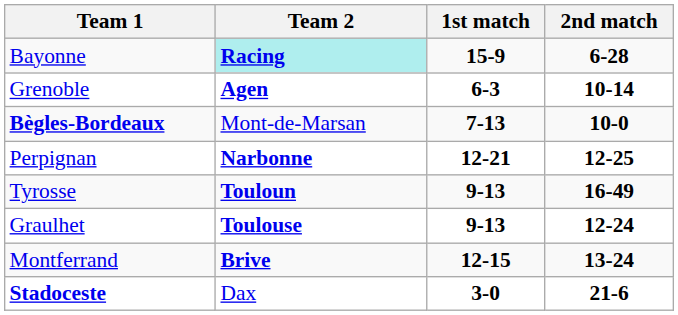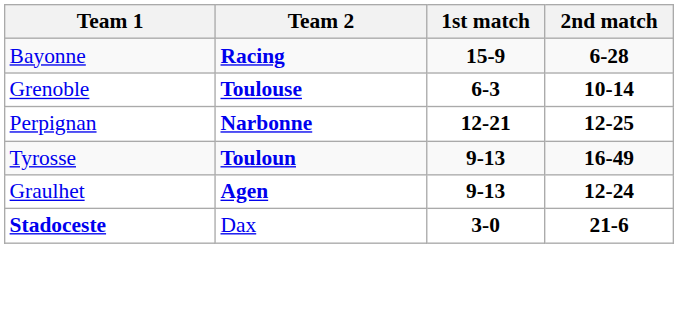(253, 55) paleturquoise background -> (253, 55) no background
(244, 89) Agen -> (261, 89) Toulouse
- row: (87, 123)
(261, 225) Toulouse -> (244, 191) Agen
- row: (64, 259)
